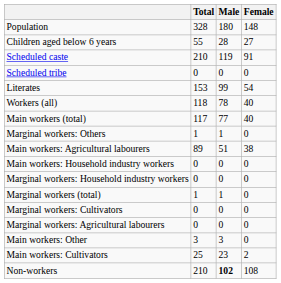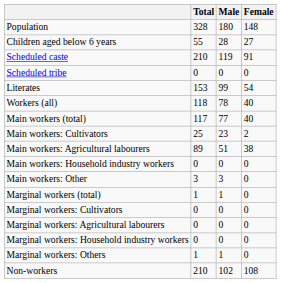rows swapped: (57, 255) <-> (56, 133)
rows swapped: (47, 240) <-> (98, 179)
(226, 270) bold -> (226, 270) normal
